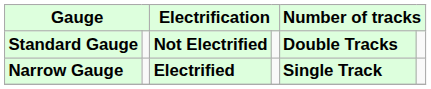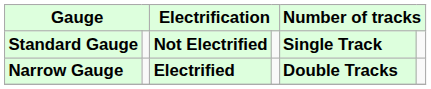(340, 44) Double Tracks -> (333, 44) Single Track
(333, 71) Single Track -> (340, 71) Double Tracks
